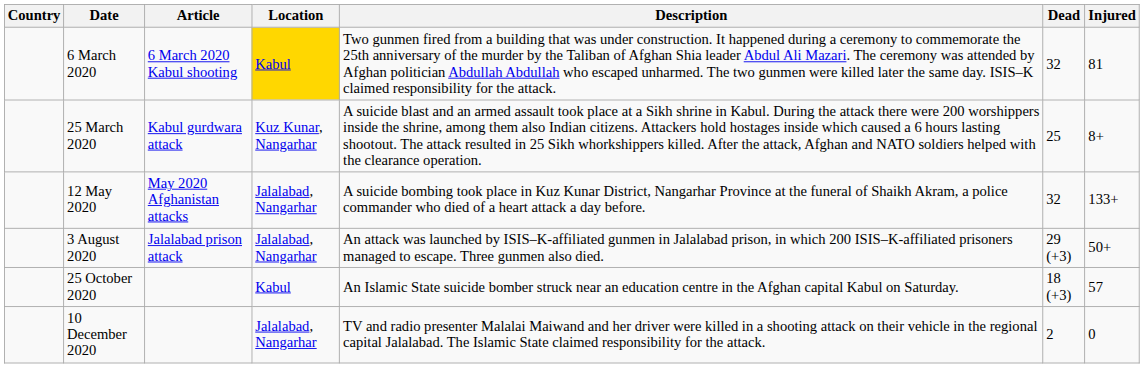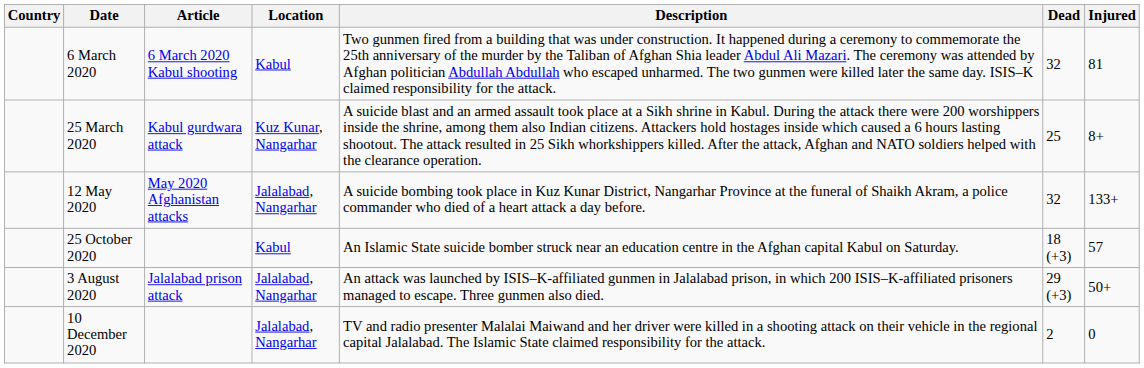(273, 63) gold background -> (273, 63) no background
rows swapped: (93, 247) <-> (100, 287)
